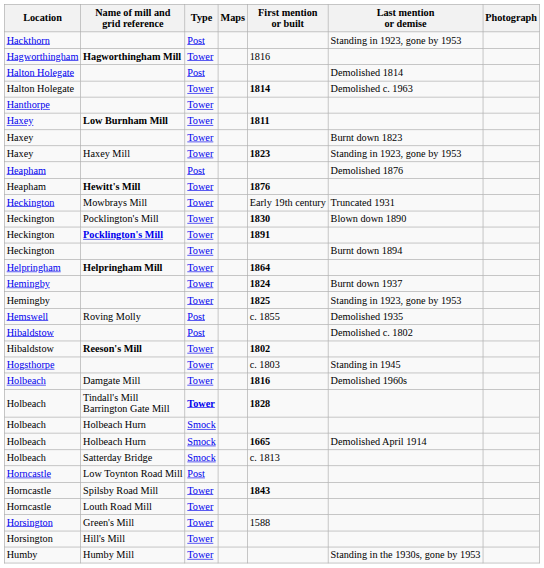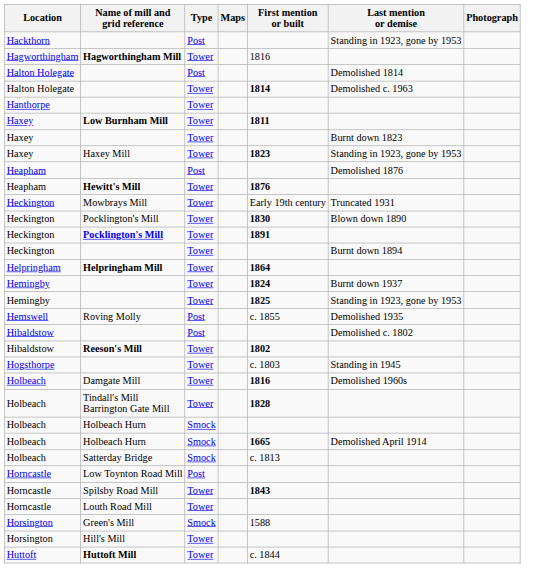(201, 403) bold -> (200, 403) normal
(200, 522) Tower -> (202, 522) Smock
- row: (22, 555)
+ row: (21, 555)
